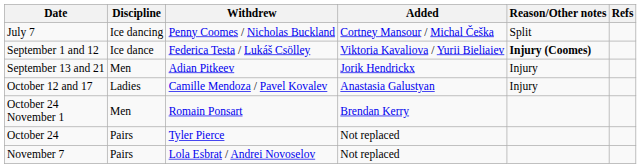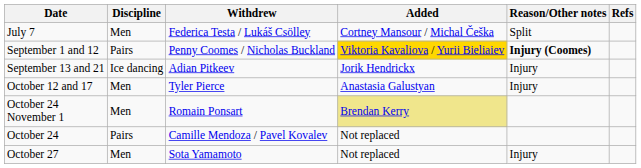(137, 31) Ice dancing -> (120, 31) Men
(252, 31) Penny Coomes / Nicholas Buckland -> (239, 31) Federica Testa / Lukáš Csölley
(132, 50) Ice dance -> (121, 50) Pairs
(239, 50) Federica Testa / Lukáš Csölley -> (252, 50) Penny Coomes / Nicholas Buckland
(422, 50) no background -> (422, 50) gold background
(120, 68) Men -> (137, 68) Ice dancing
(125, 86) Ladies -> (120, 86) Men
(248, 86) Camille Mendoza / Pavel Kovalev -> (197, 86) Tyler Pierce
(375, 111) no background -> (375, 111) khaki background
(197, 136) Tyler Pierce -> (248, 136) Camille Mendoza / Pavel Kovalev
+ row: (33, 154)
- row: (36, 154)
